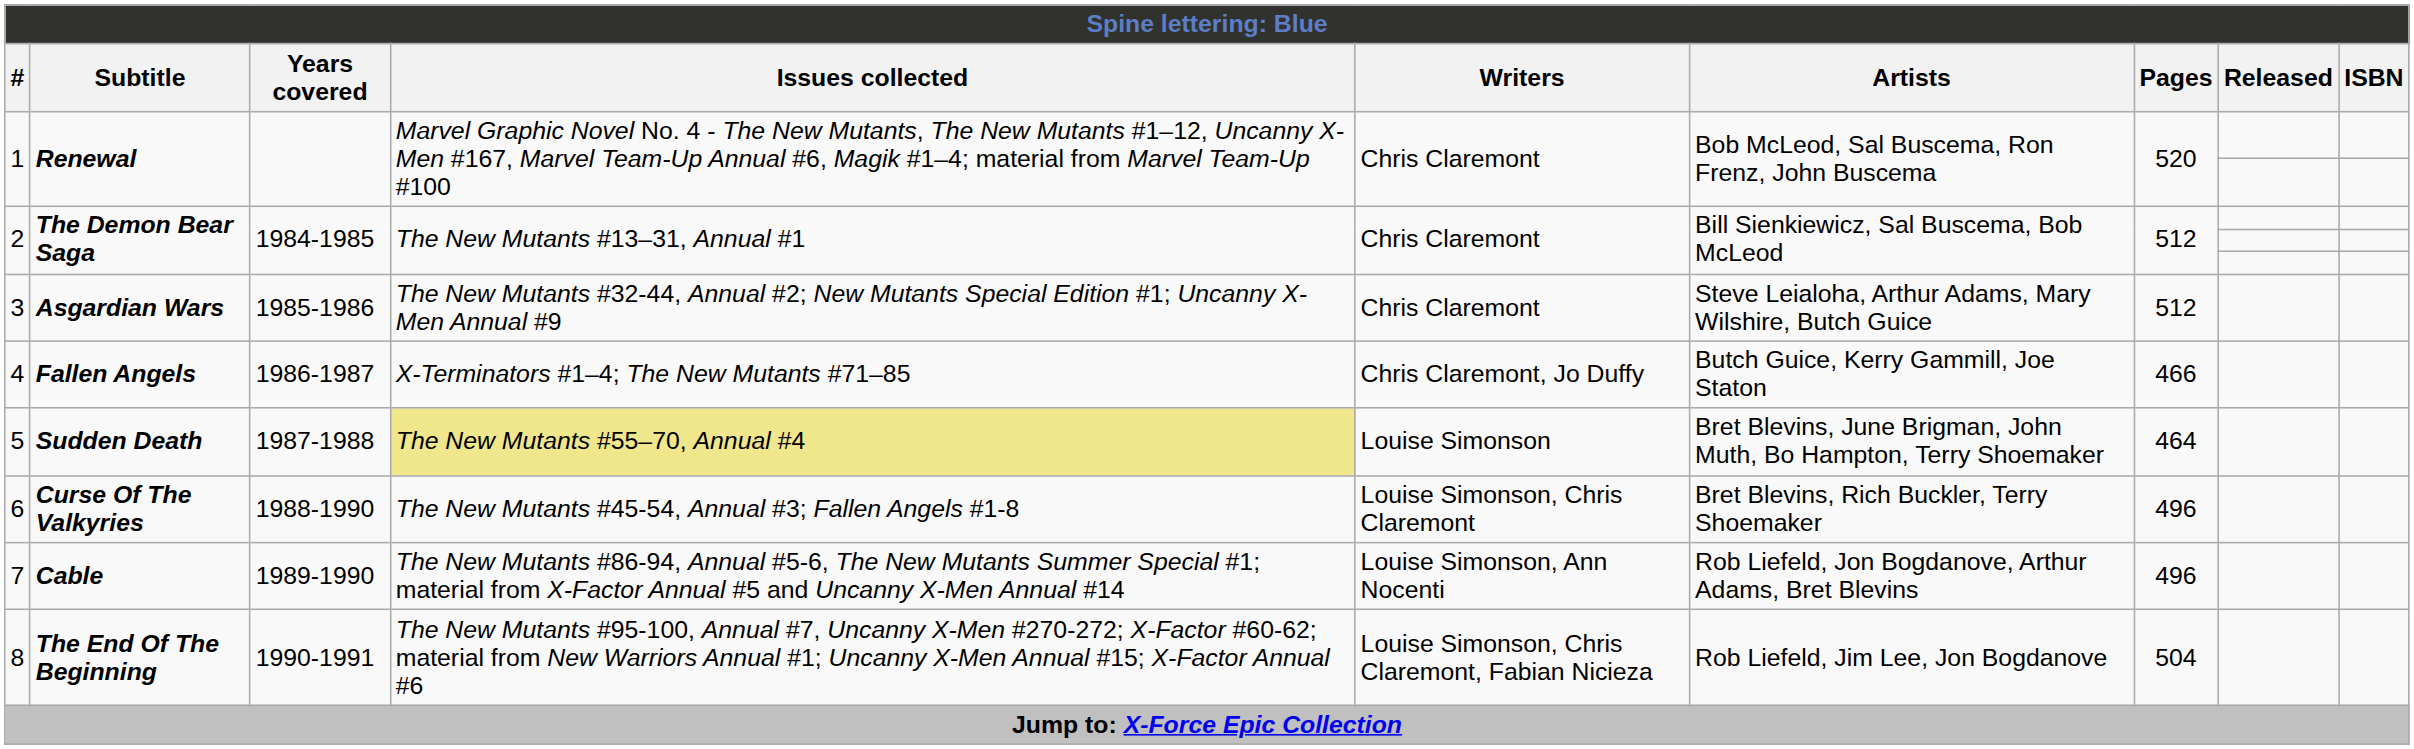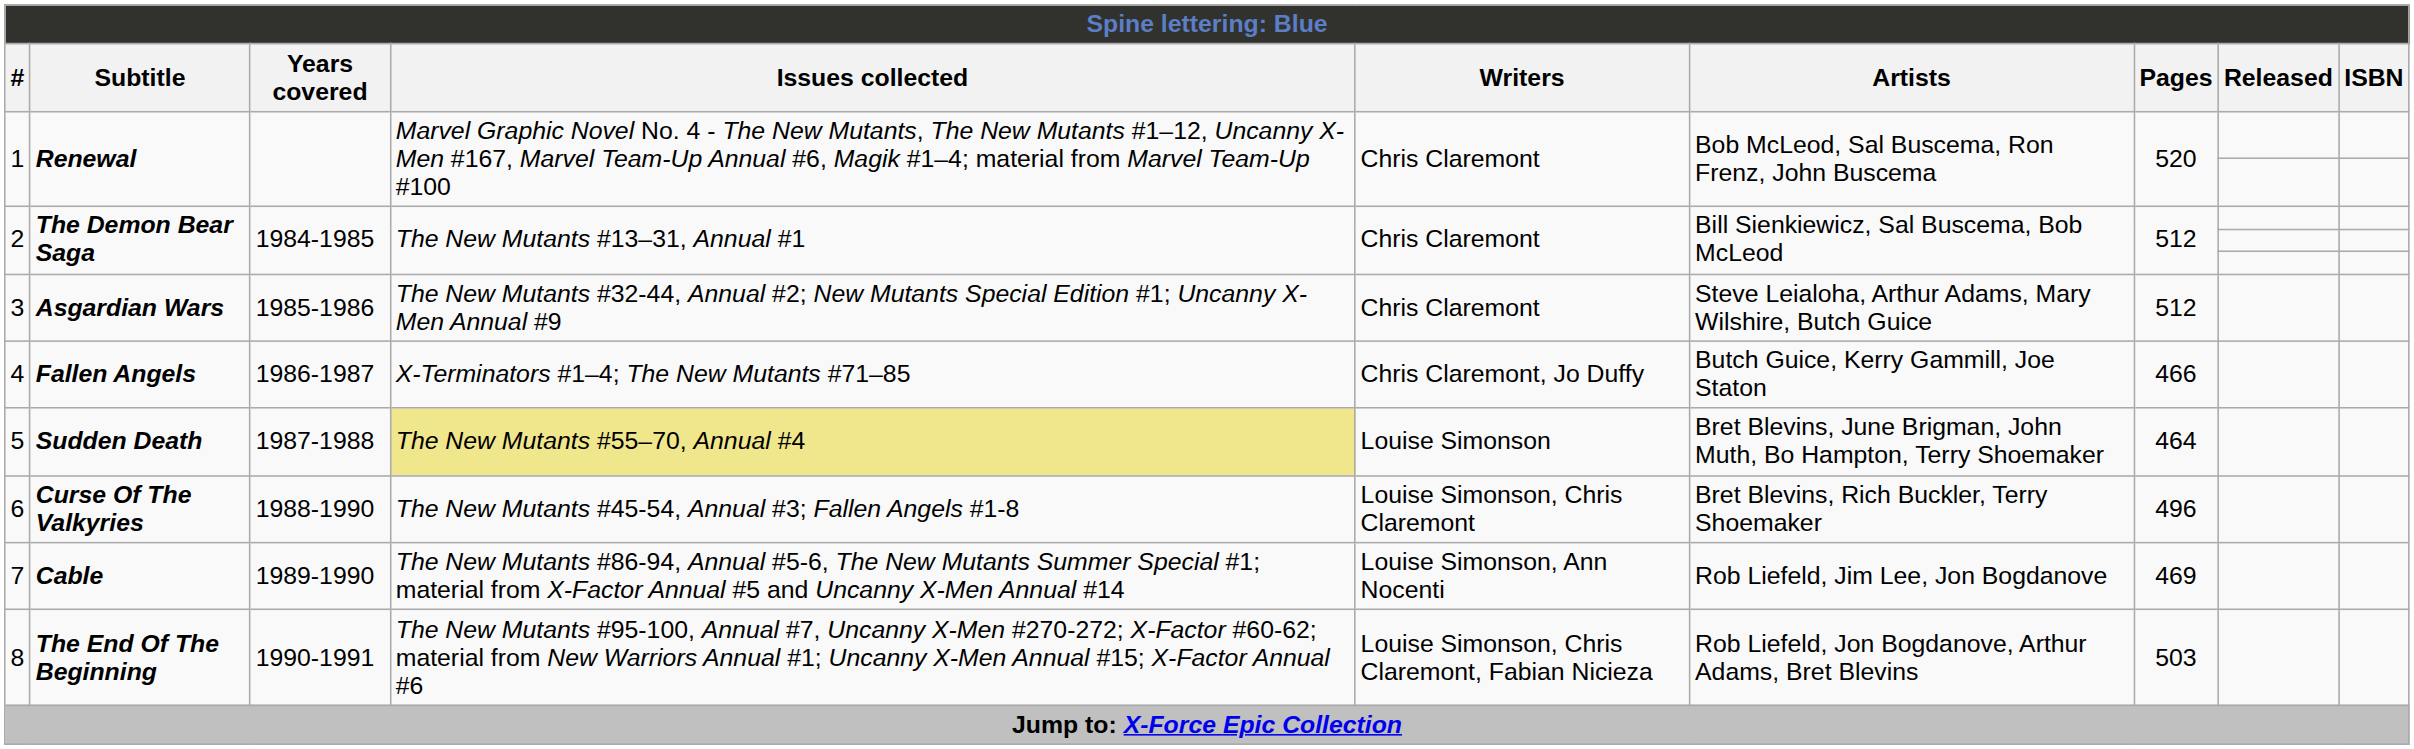(1891, 575) Rob Liefeld, Jon Bogdanove, Arthur Adams, Bret Blevins -> (1901, 575) Rob Liefeld, Jim Lee, Jon Bogdanove
(2176, 575) 496 -> (2176, 575) 469
(1901, 657) Rob Liefeld, Jim Lee, Jon Bogdanove -> (1891, 657) Rob Liefeld, Jon Bogdanove, Arthur Adams, Bret Blevins
(2176, 657) 504 -> (2176, 657) 503
